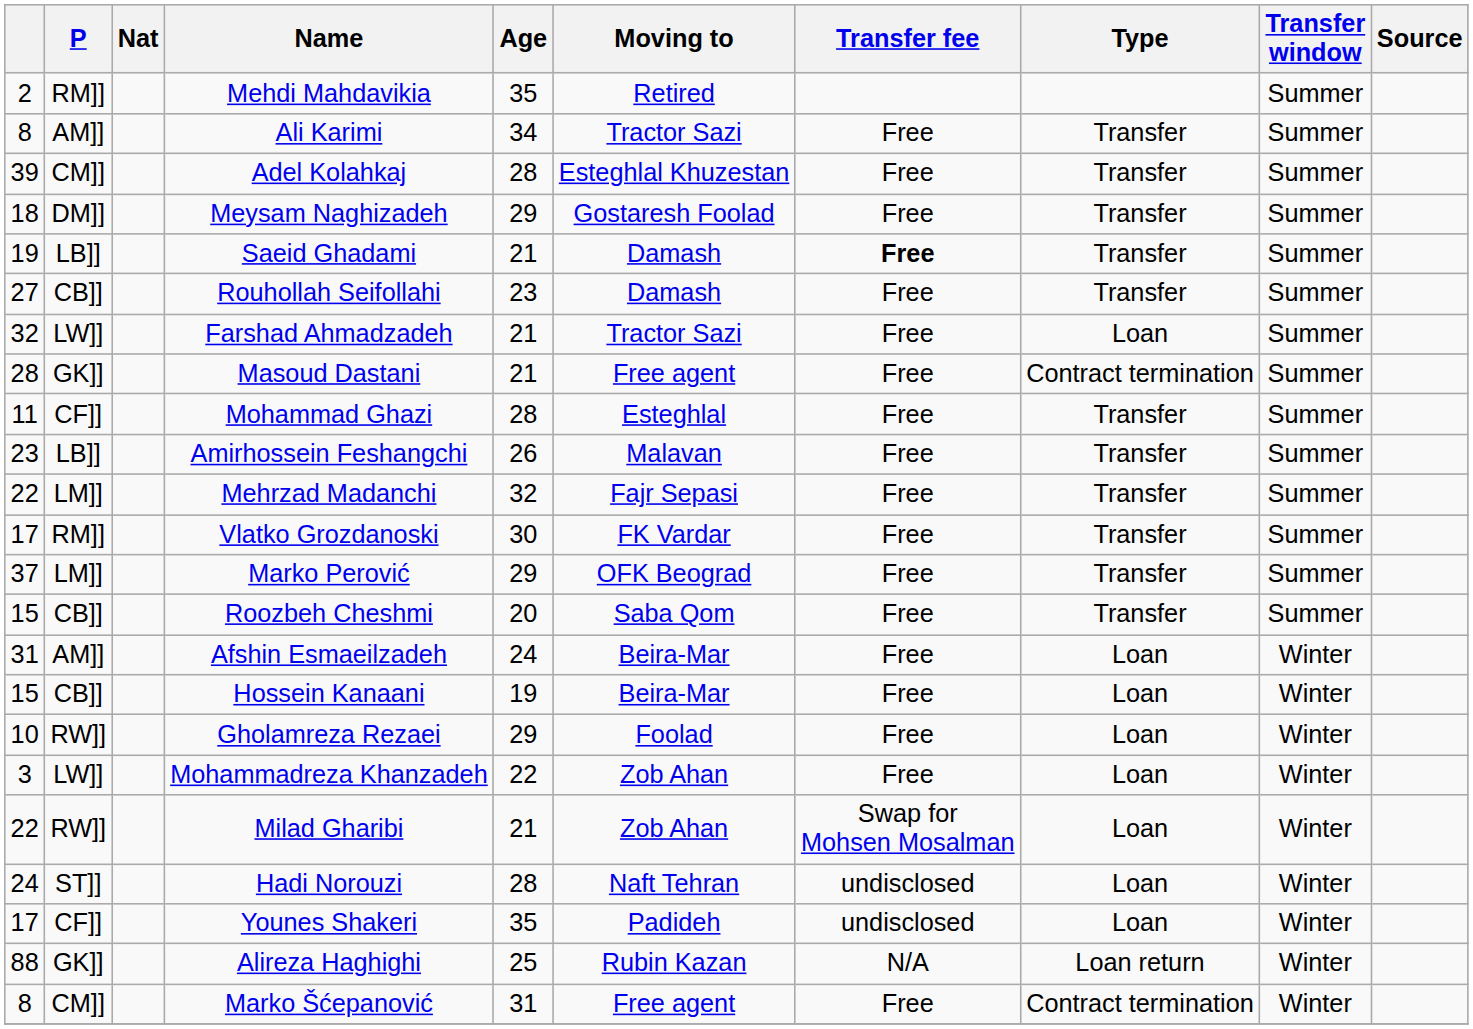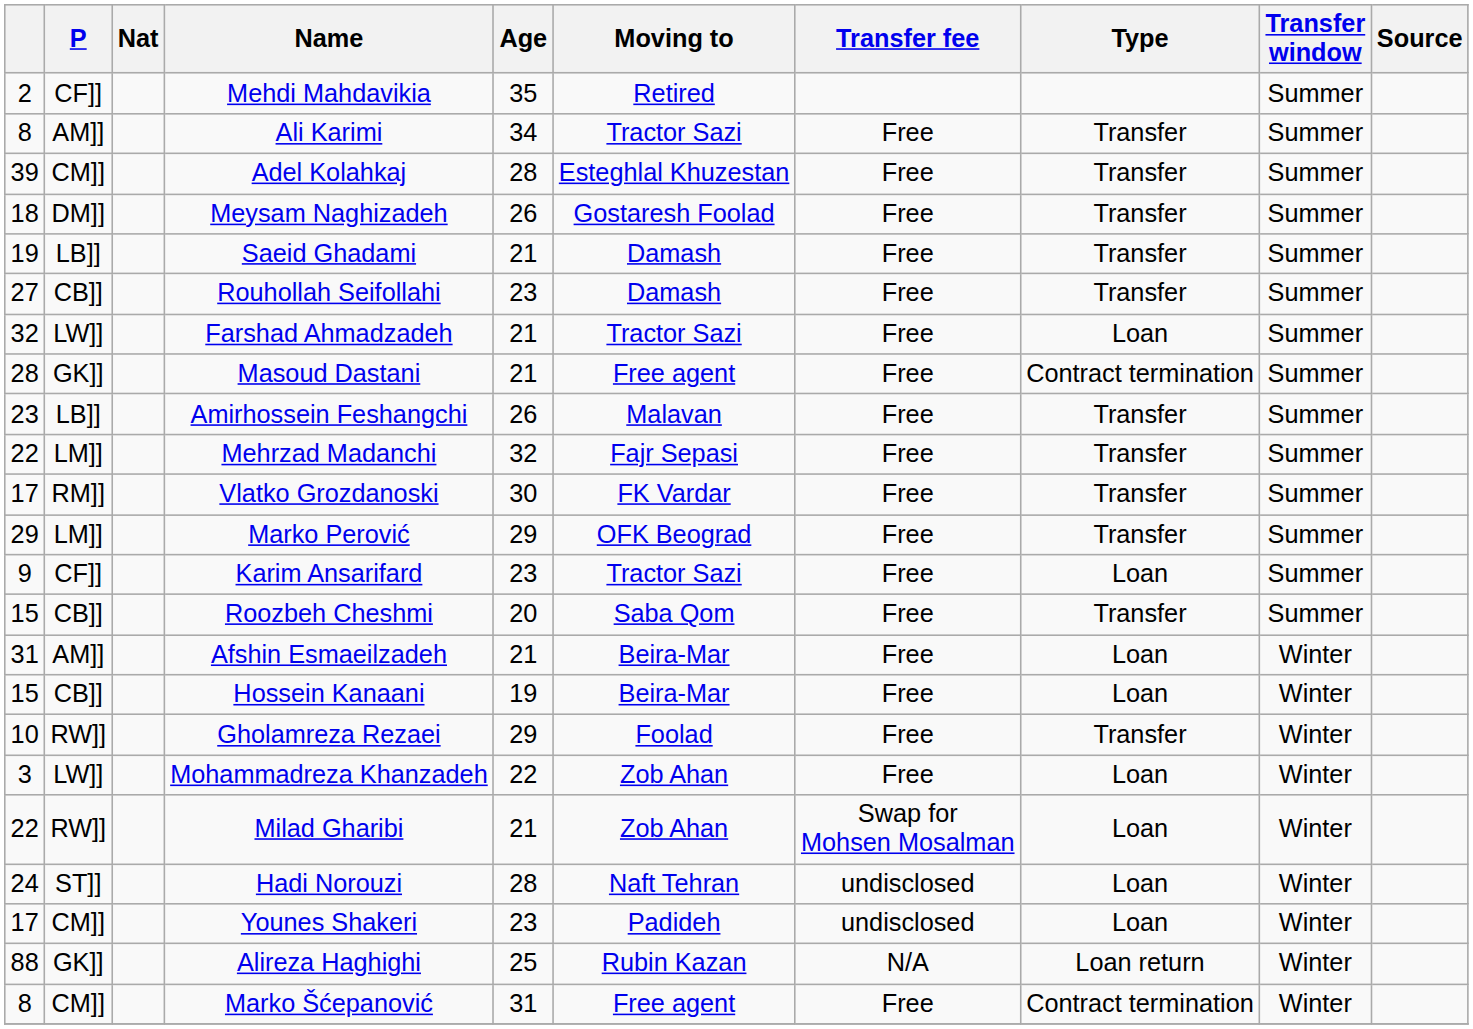(78, 93) RM]] -> (78, 93) CF]]
(523, 213) 29 -> (523, 213) 26
(908, 253) bold -> (908, 253) normal
- row: (329, 413)
(25, 574) 37 -> (25, 534) 29
+ row: (329, 574)
(523, 654) 24 -> (523, 654) 21
(1140, 734) Loan -> (1140, 734) Transfer
(78, 923) CF]] -> (78, 923) CM]]
(523, 923) 35 -> (523, 923) 23
